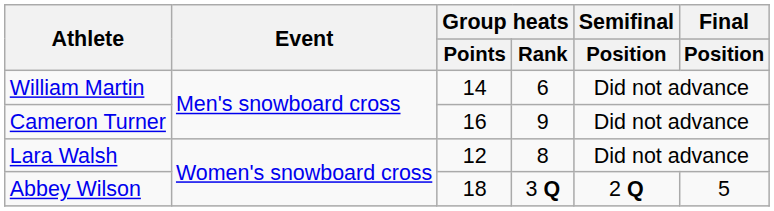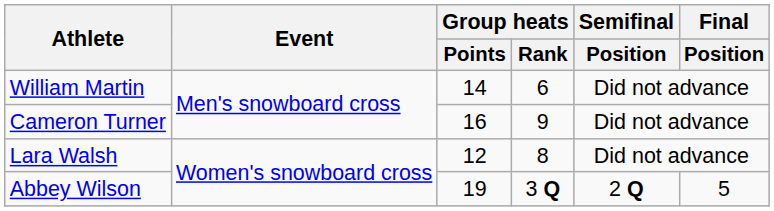(475, 190) 18 -> (475, 190) 19
